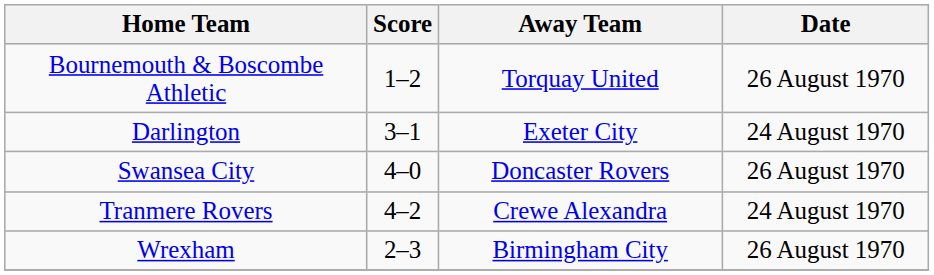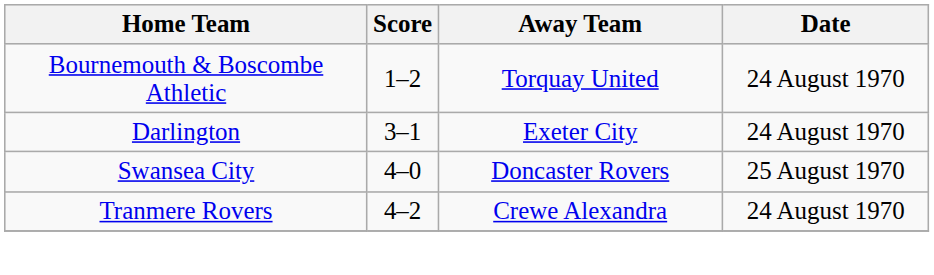(826, 77) 26 August 1970 -> (826, 77) 24 August 1970
(826, 171) 26 August 1970 -> (826, 171) 25 August 1970
- row: (186, 250)
